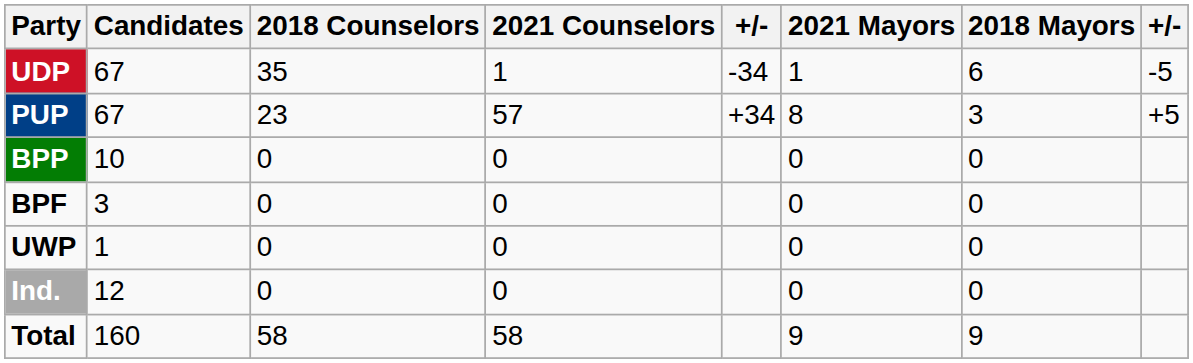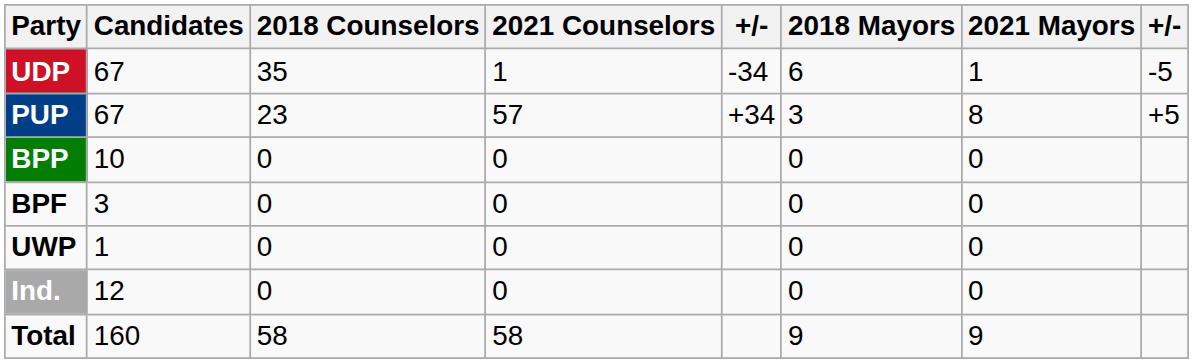columns swapped: (1052, 26) <-> (872, 26)
